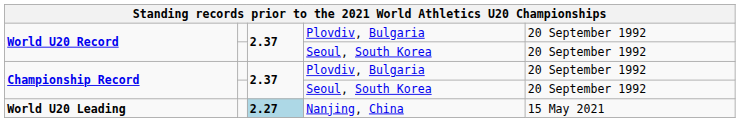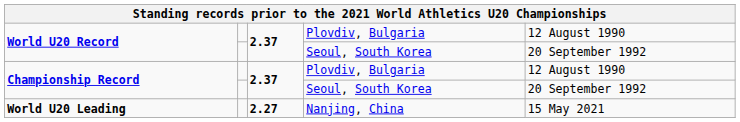(587, 33) 20 September 1992 -> (576, 33) 12 August 1990
(587, 70) 20 September 1992 -> (576, 70) 12 August 1990
(264, 108) lightblue background -> (264, 108) no background
